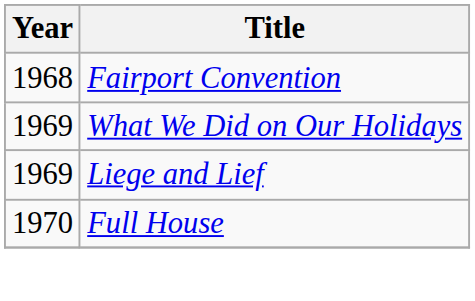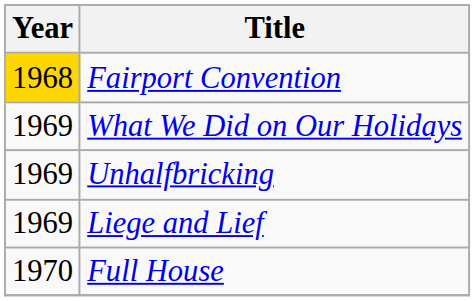(43, 77) no background -> (43, 77) gold background
+ row: (181, 174)
